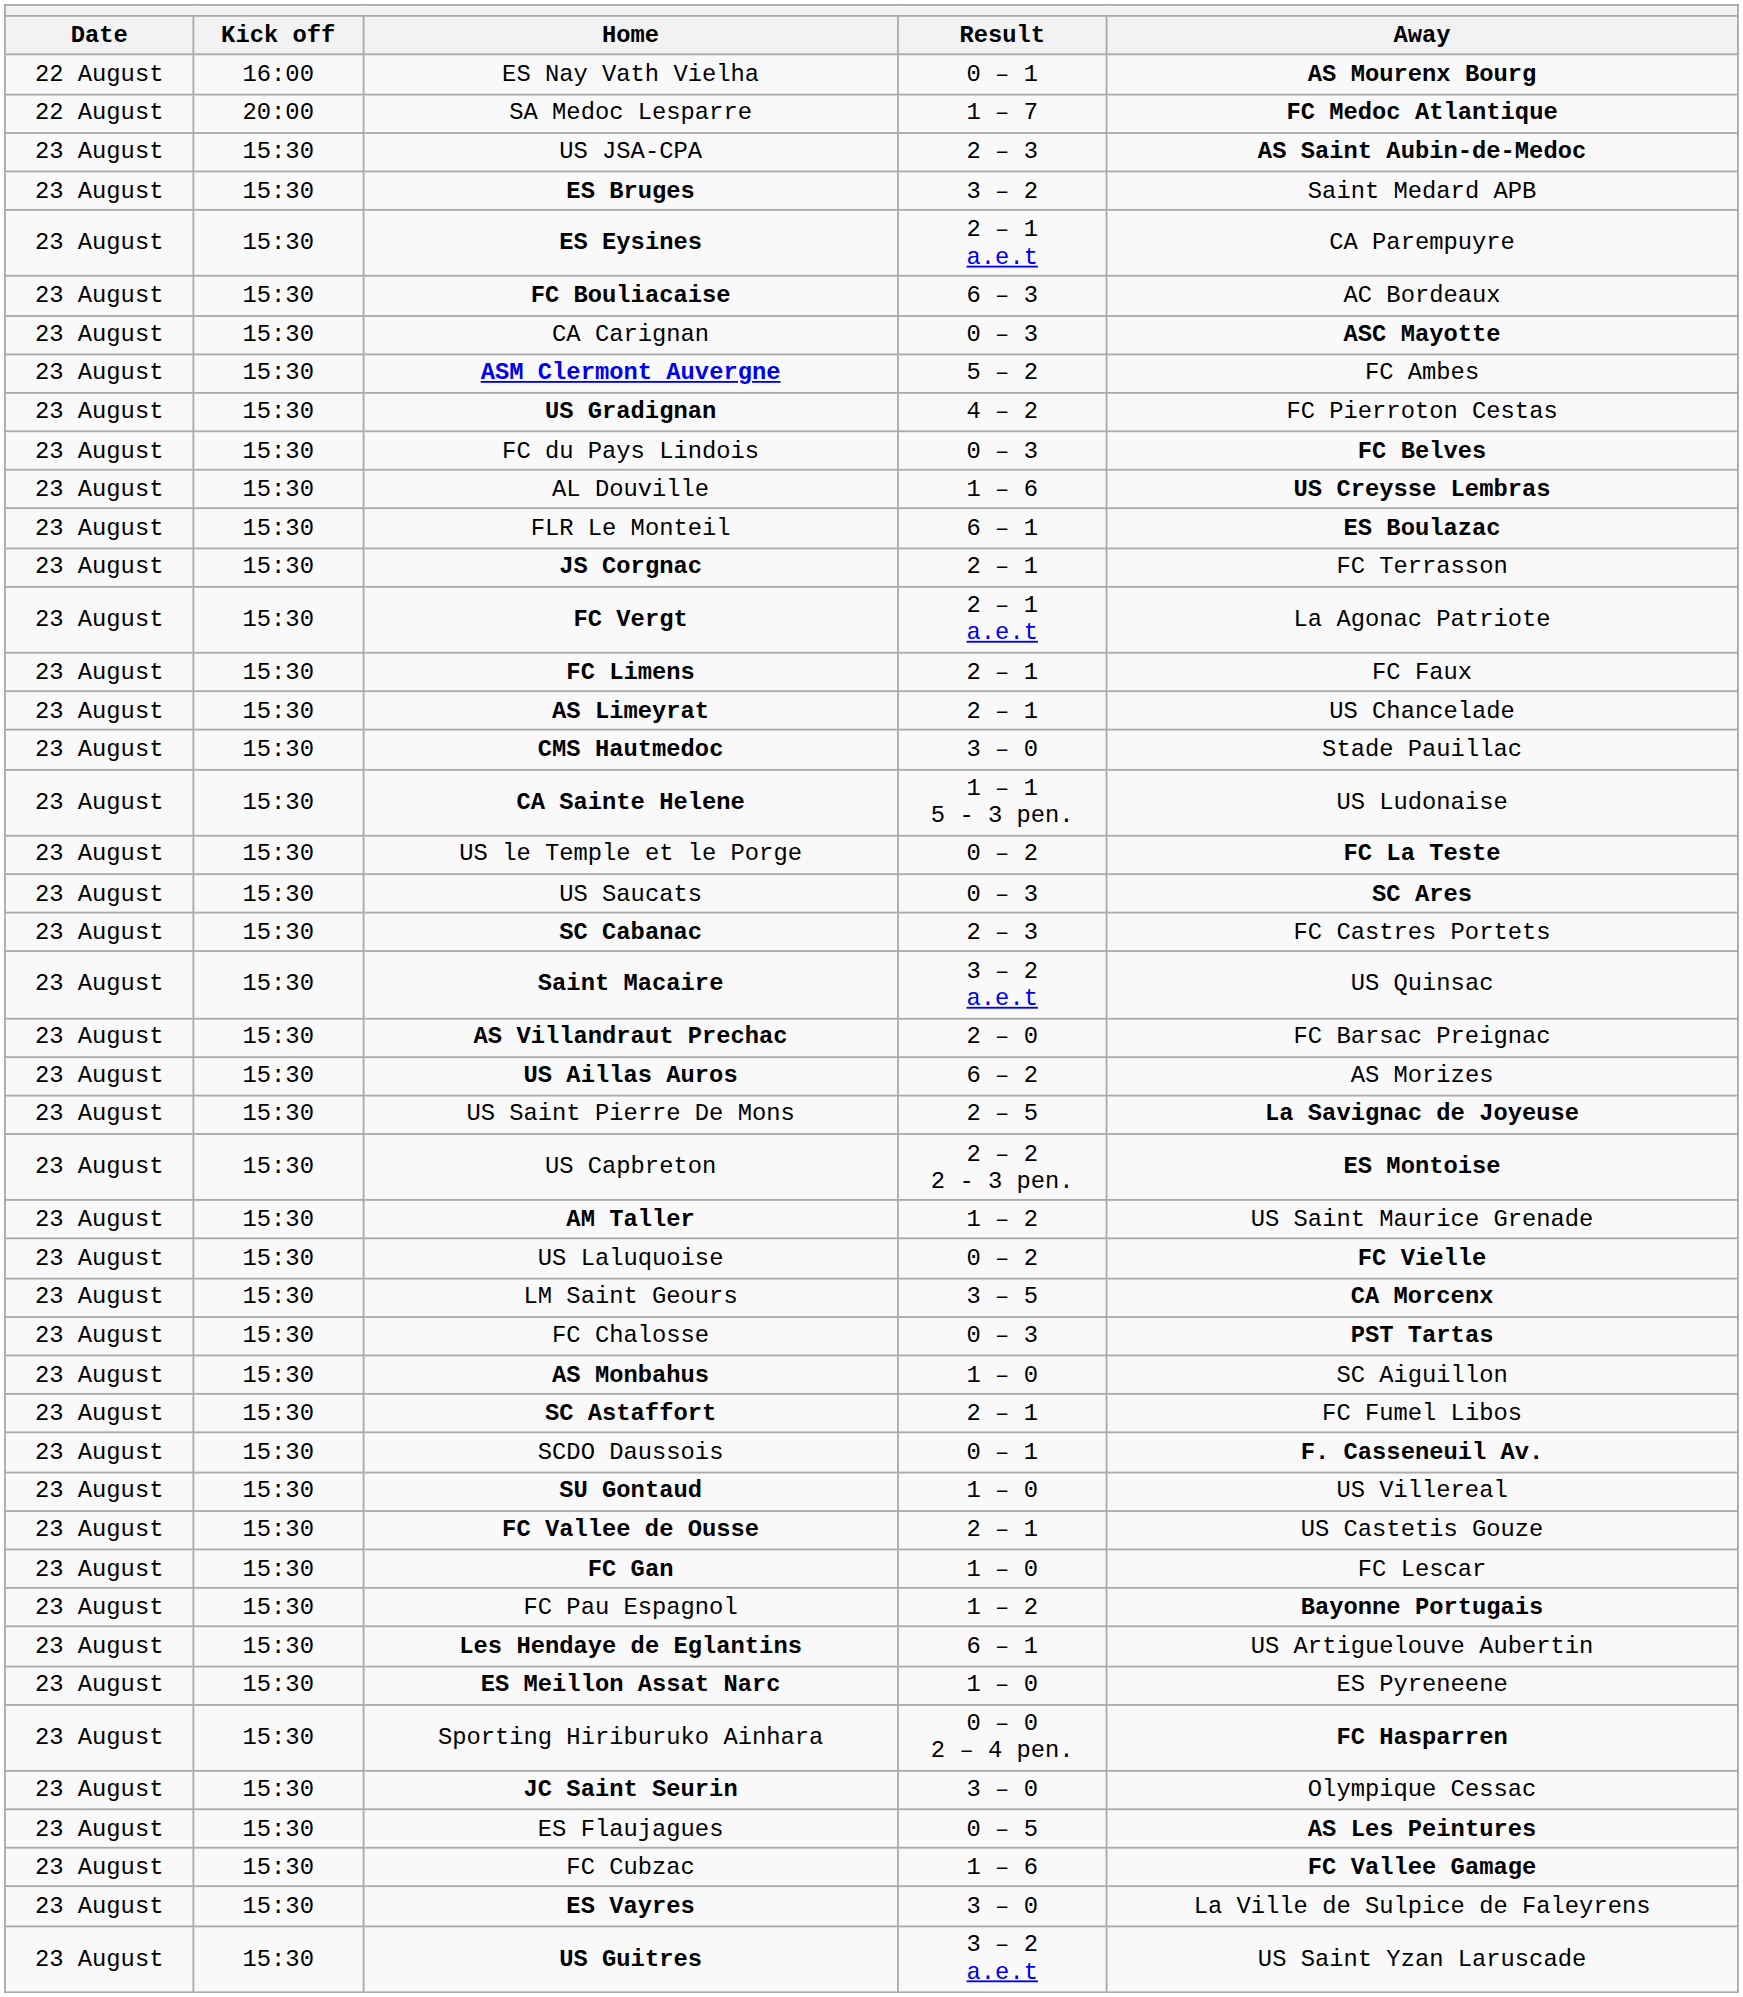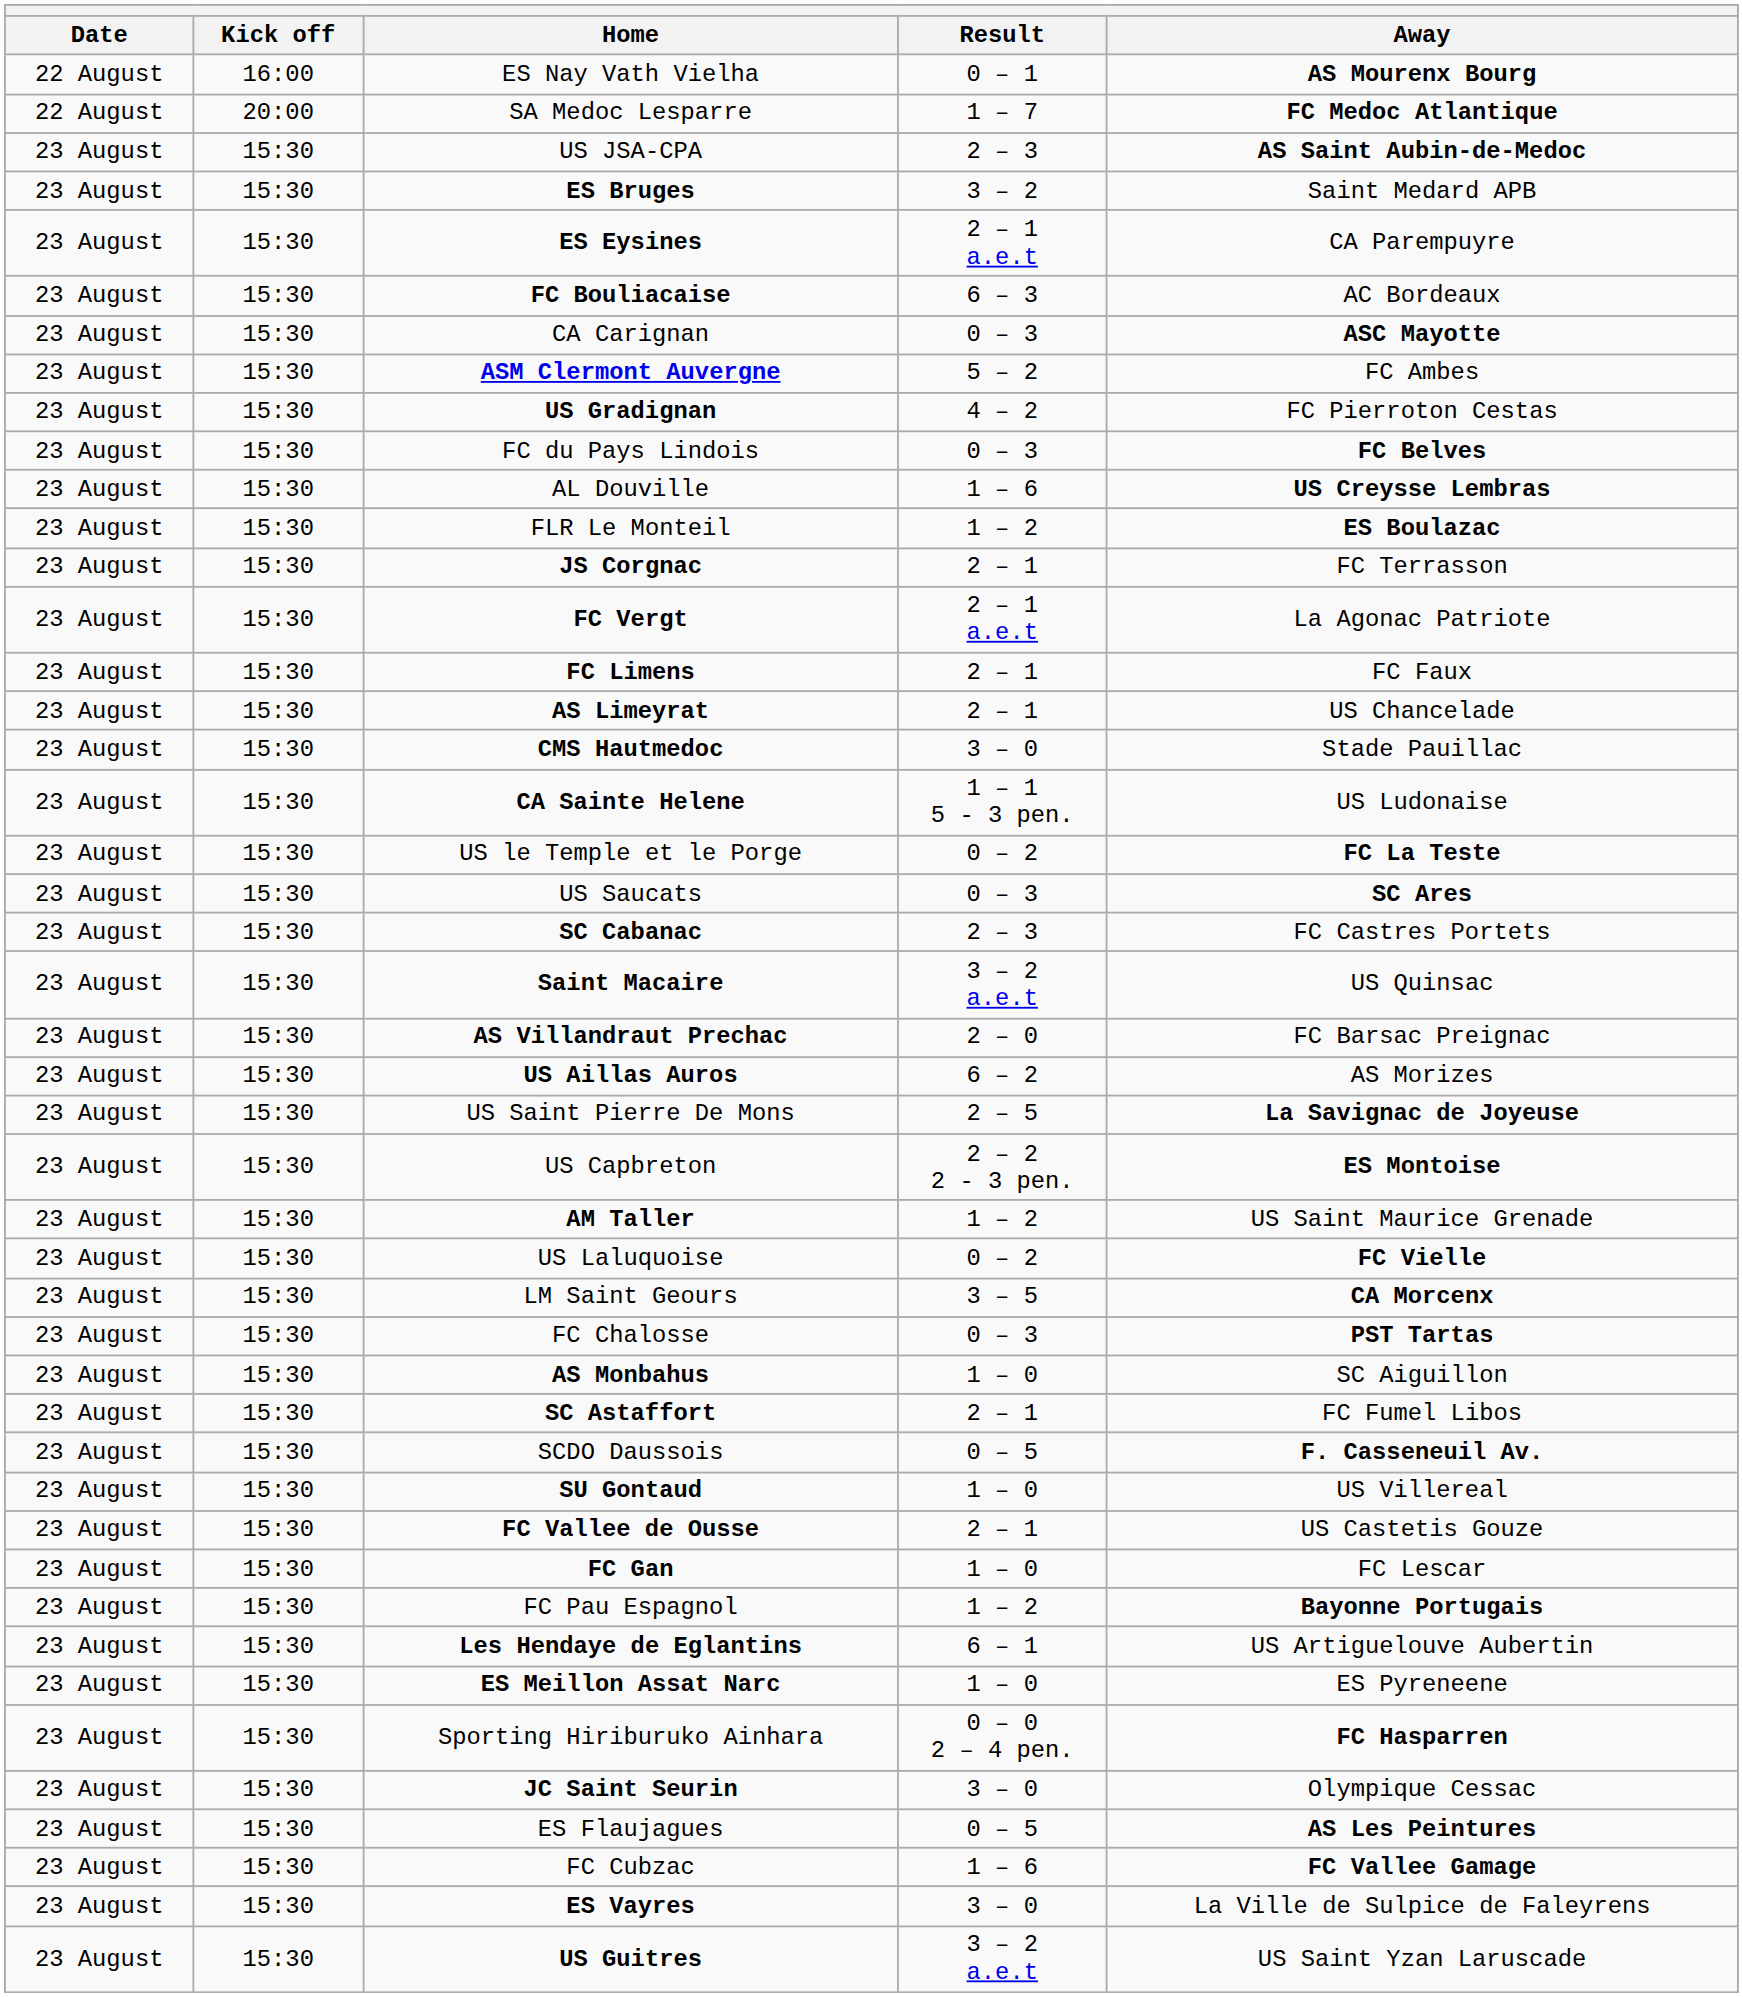(1002, 528) 6 – 1 -> (1002, 528) 1 – 2
(1002, 1452) 0 – 1 -> (1002, 1452) 0 – 5
